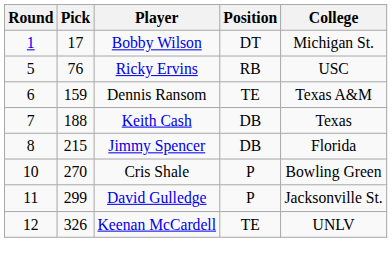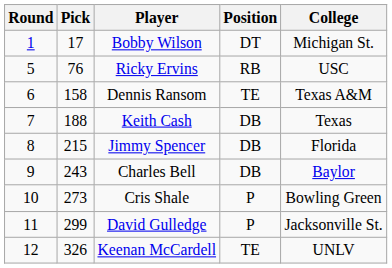(75, 95) 159 -> (75, 95) 158
+ row: (157, 172)
(75, 172) 270 -> (75, 198) 273
